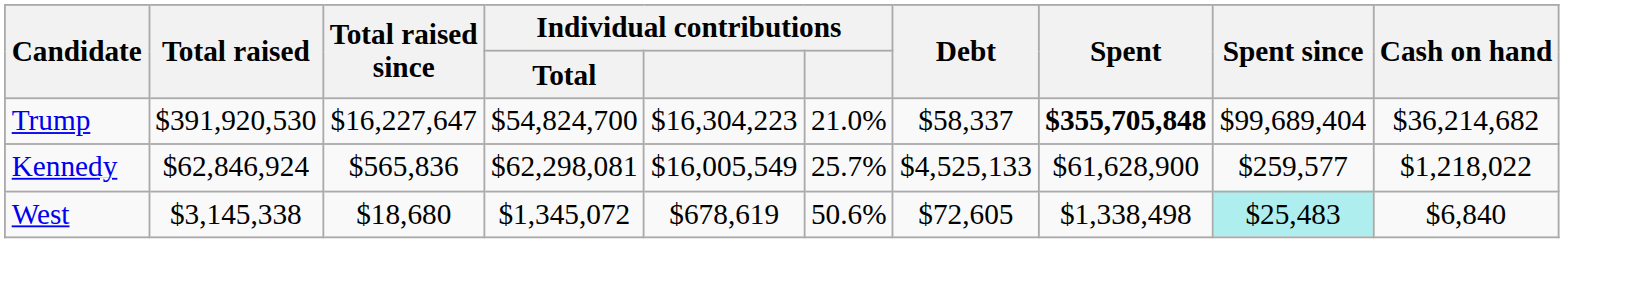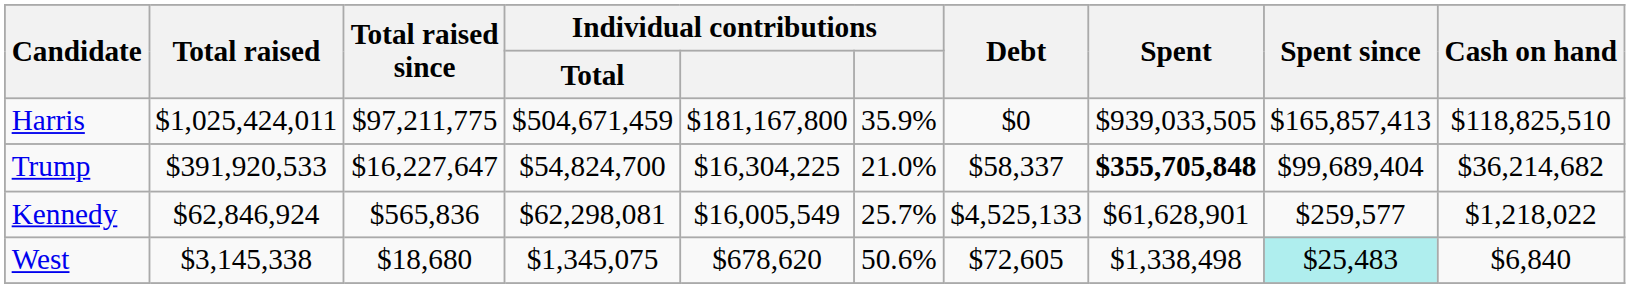+ row: (48, 120)
(236, 120) $391,920,530 -> (246, 167) $391,920,533
(724, 120) $16,304,223 -> (767, 167) $16,304,225
(1126, 167) $61,628,900 -> (1176, 213) $61,628,901
(564, 213) $1,345,072 -> (593, 259) $1,345,075
(724, 213) $678,619 -> (767, 259) $678,620
